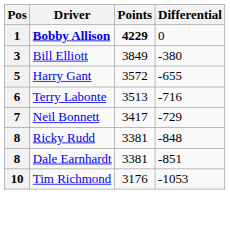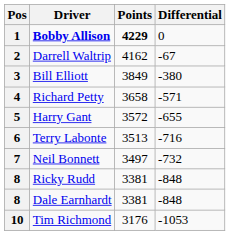+ row: (17, 55)
+ row: (17, 96)
(135, 117) 3417 -> (135, 158) 3497
(170, 117) -729 -> (170, 158) -732
(170, 158) -851 -> (170, 199) -848
